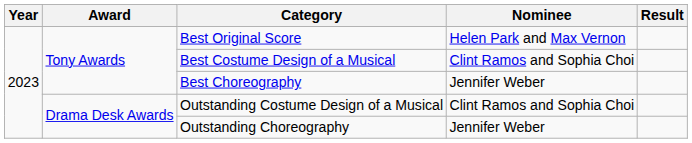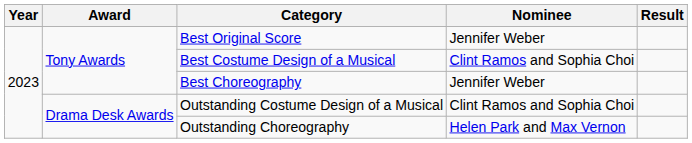(538, 37) Helen Park and Max Vernon -> (497, 37) Jennifer Weber
(497, 127) Jennifer Weber -> (538, 127) Helen Park and Max Vernon
